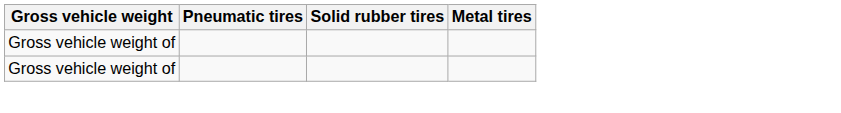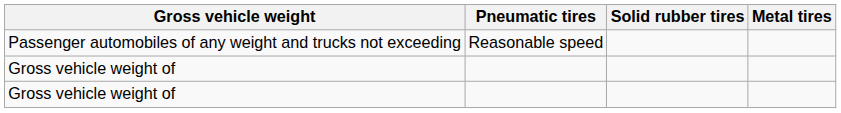+ row: (235, 42)
